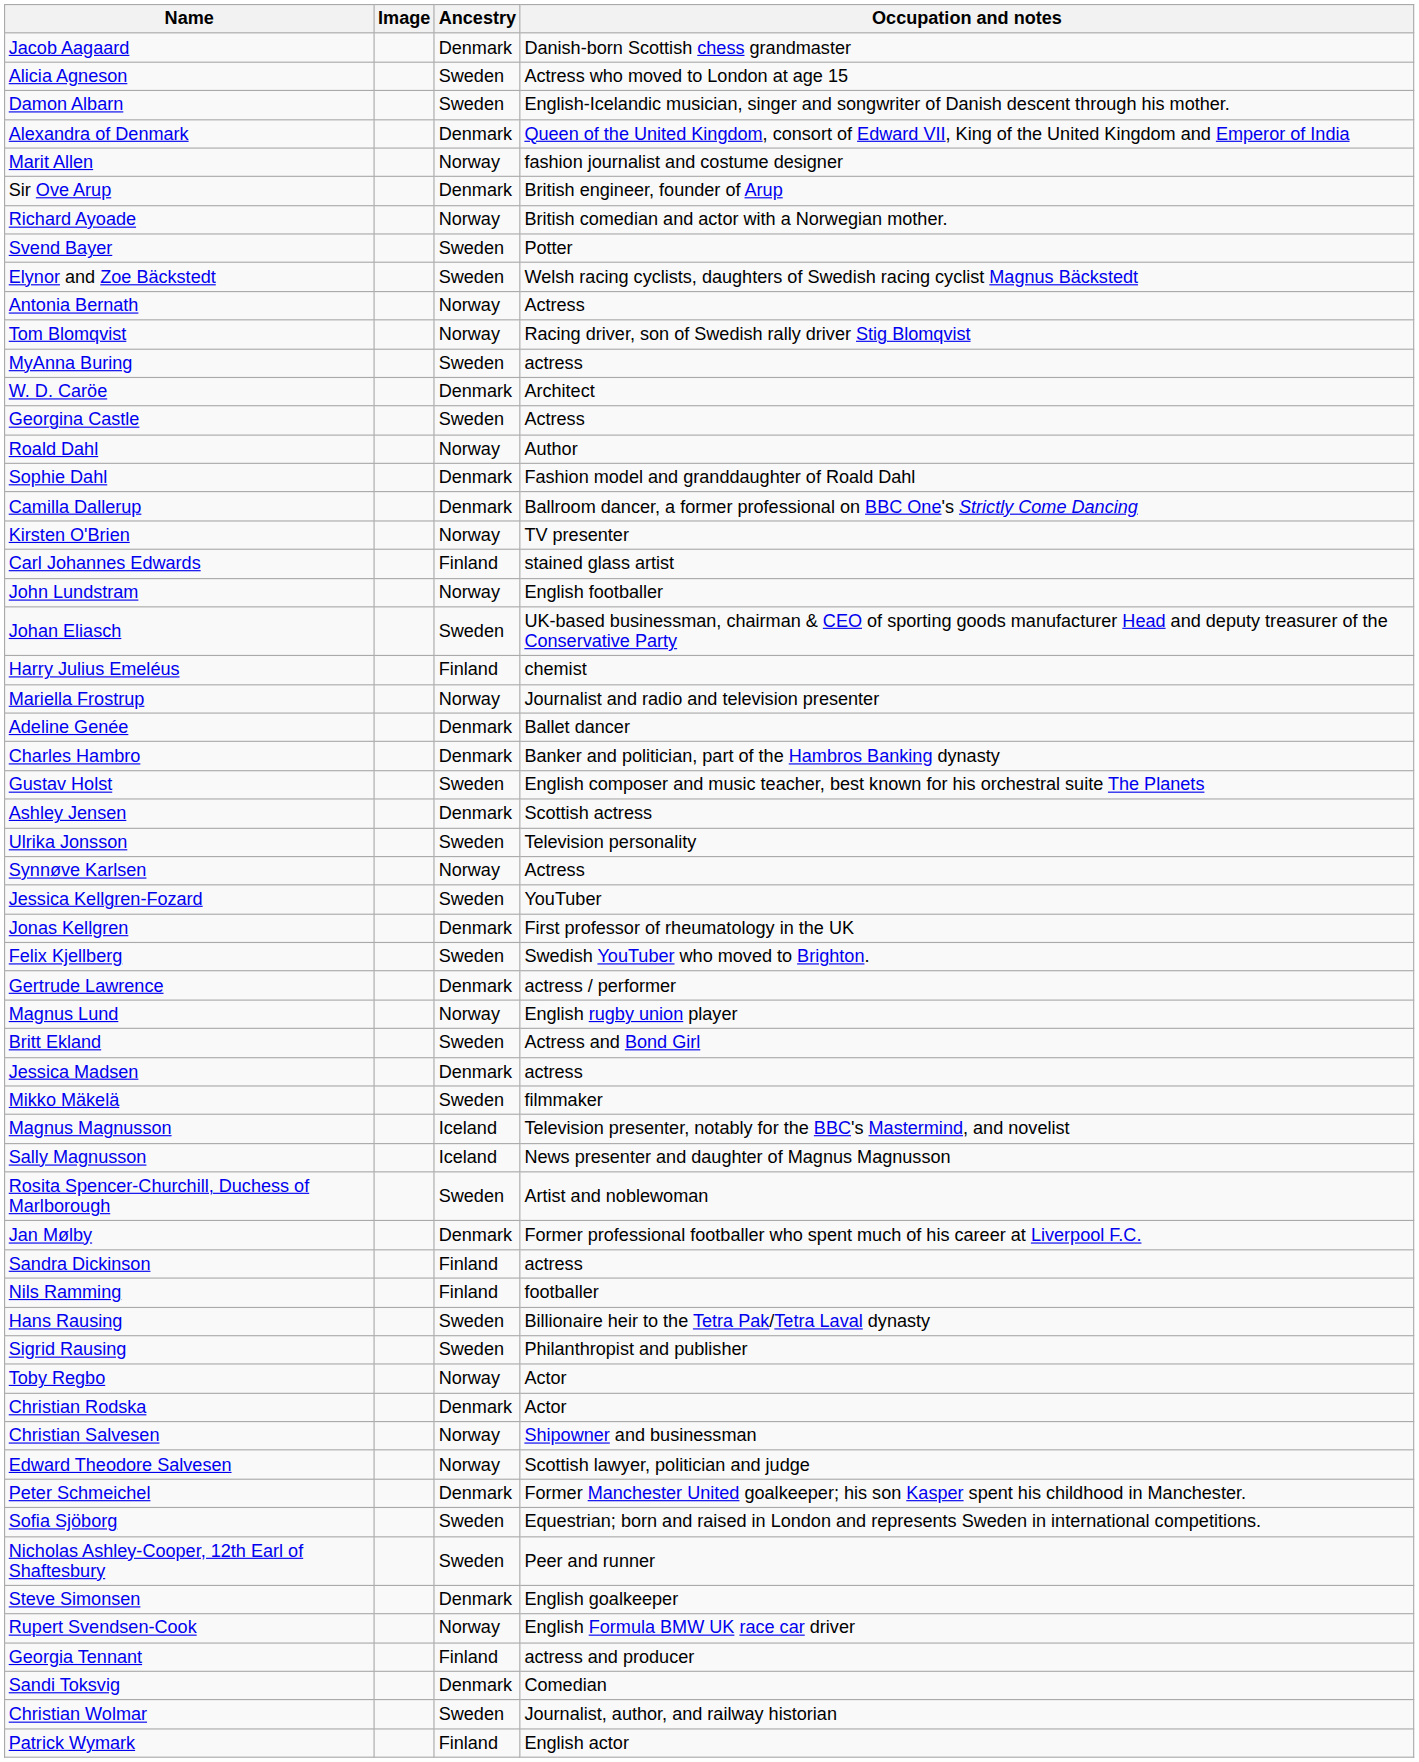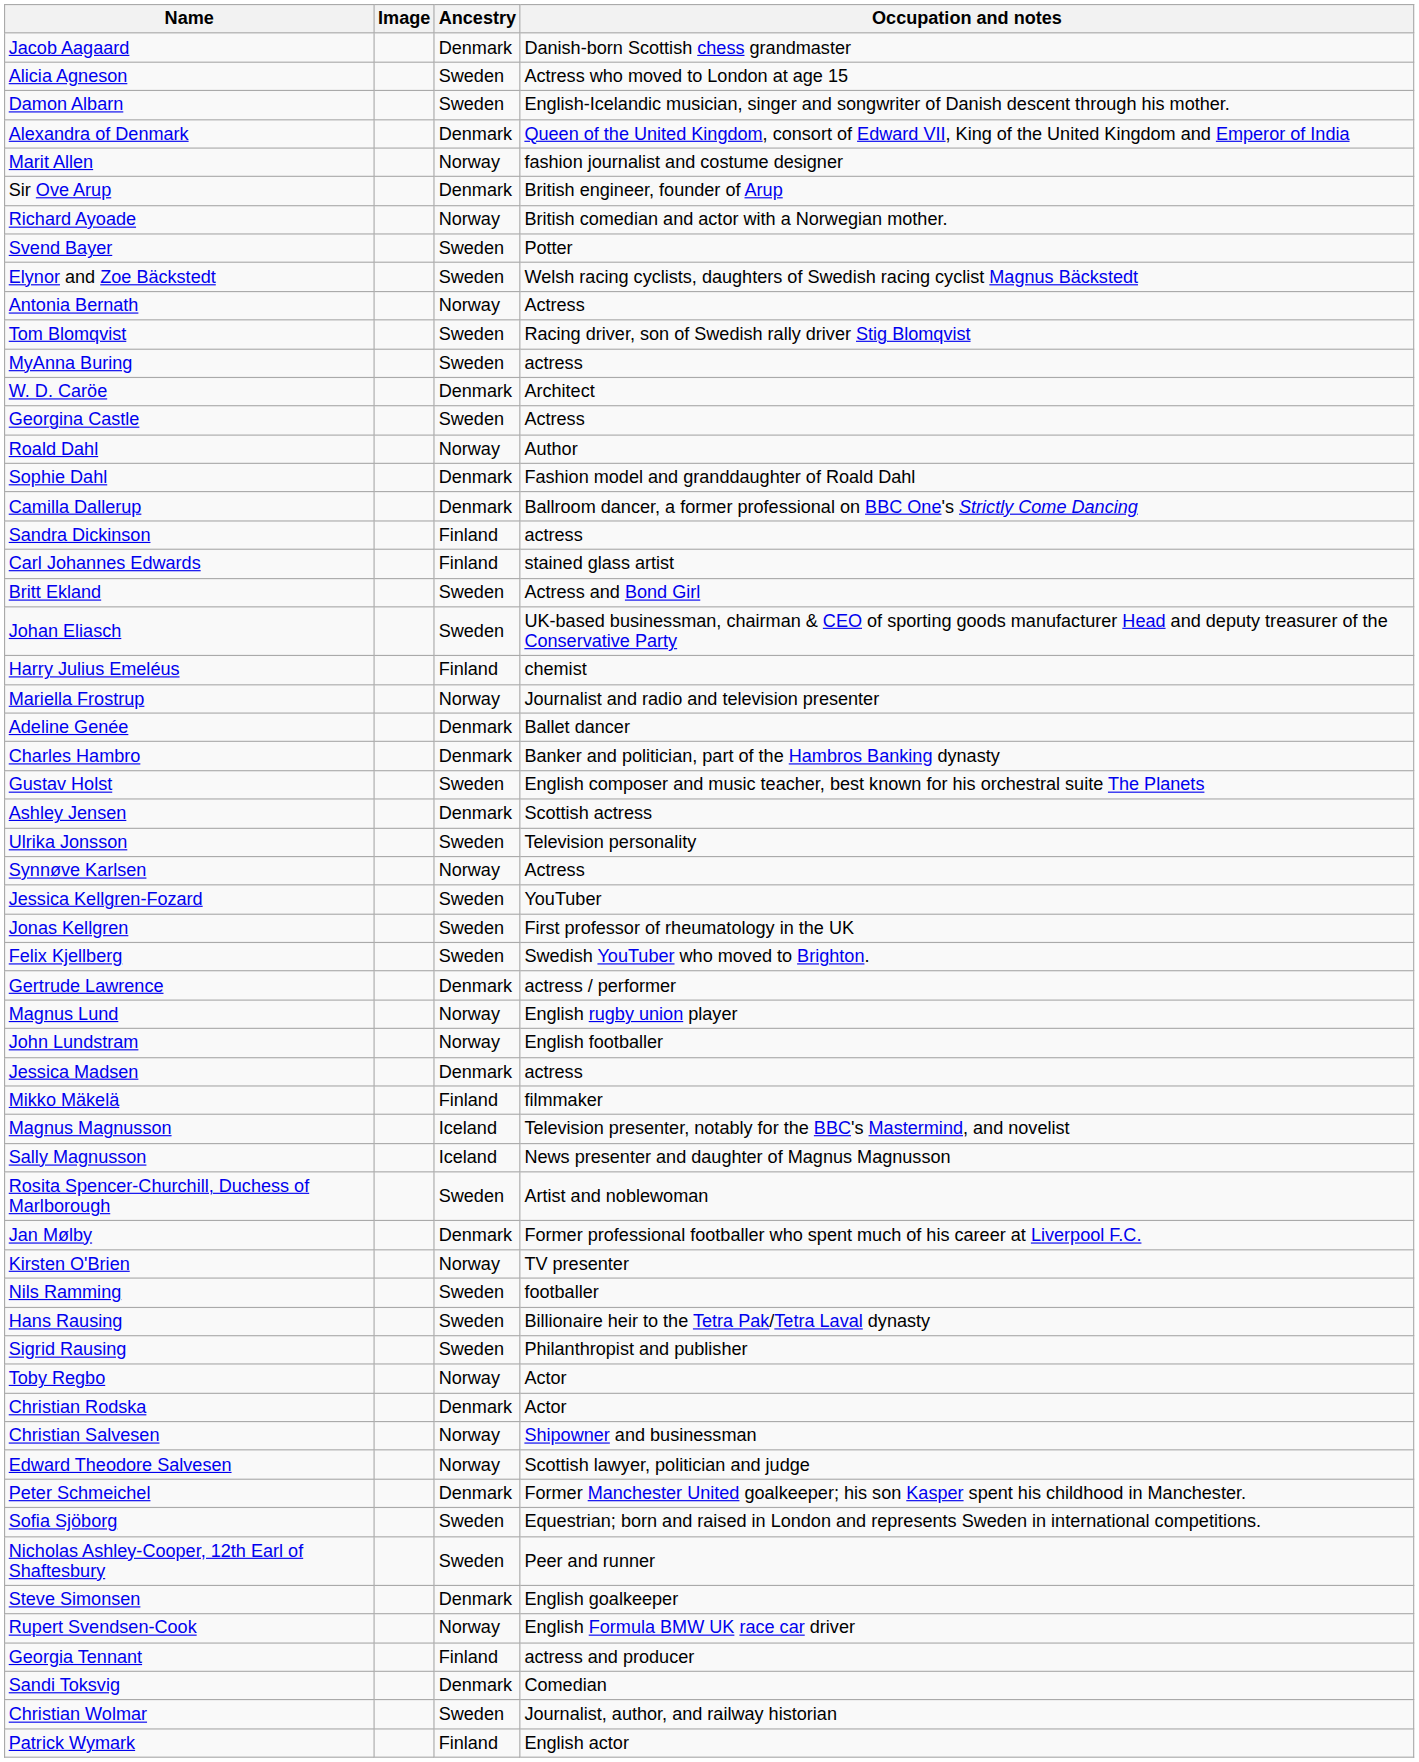(469, 334) Norway -> (471, 334) Sweden
rows swapped: (80, 1263) <-> (69, 534)
rows swapped: (55, 1042) <-> (74, 592)
(475, 928) Denmark -> (471, 928) Sweden
(471, 1100) Sweden -> (468, 1100) Finland
(468, 1292) Finland -> (471, 1292) Sweden
